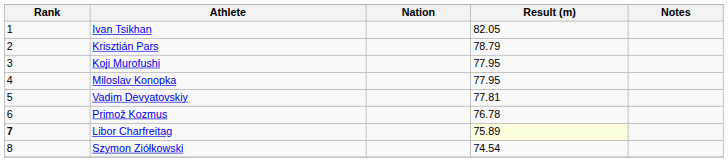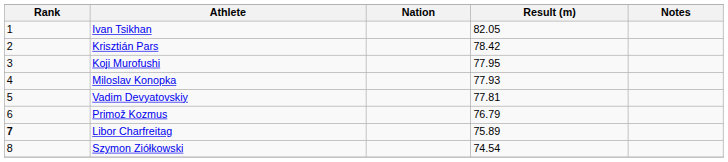(487, 47) 78.79 -> (487, 47) 78.42
(487, 81) 77.95 -> (487, 81) 77.93
(487, 115) 76.78 -> (487, 115) 76.79
(487, 132) lightyellow background -> (487, 132) no background
